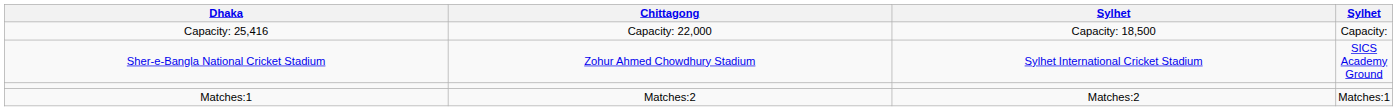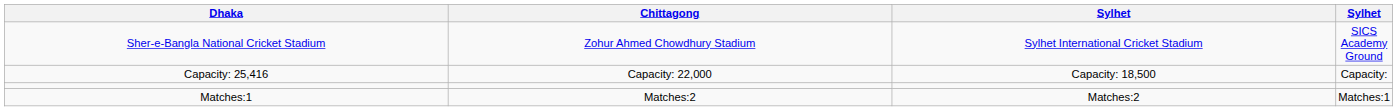rows swapped: (226, 61) <-> (226, 31)
